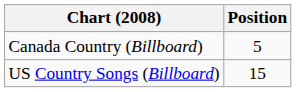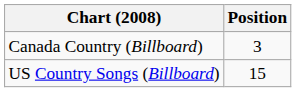(257, 45) 5 -> (257, 45) 3
